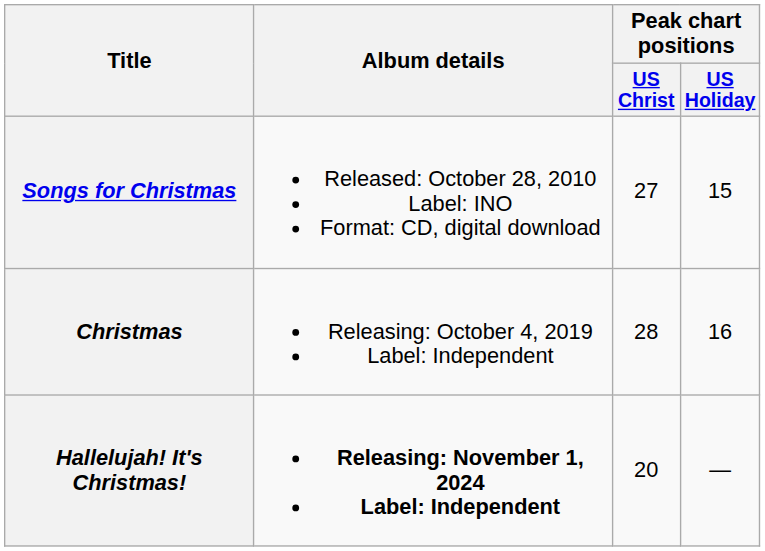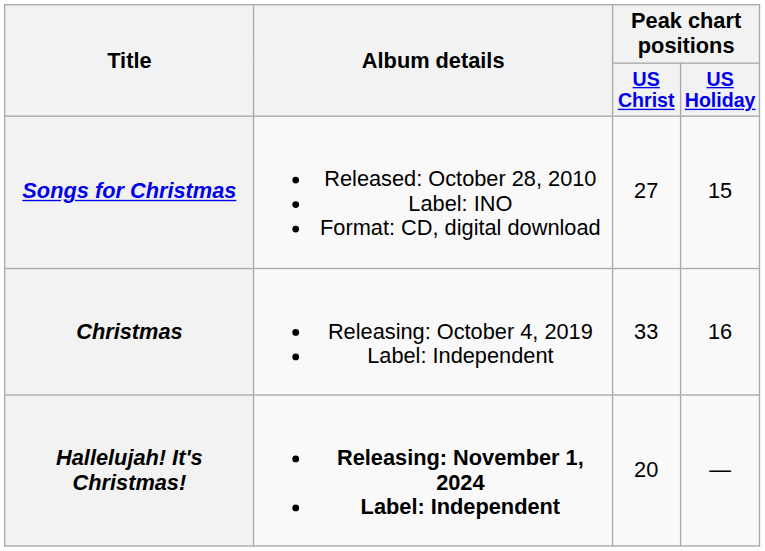(646, 331) 28 -> (646, 331) 33
